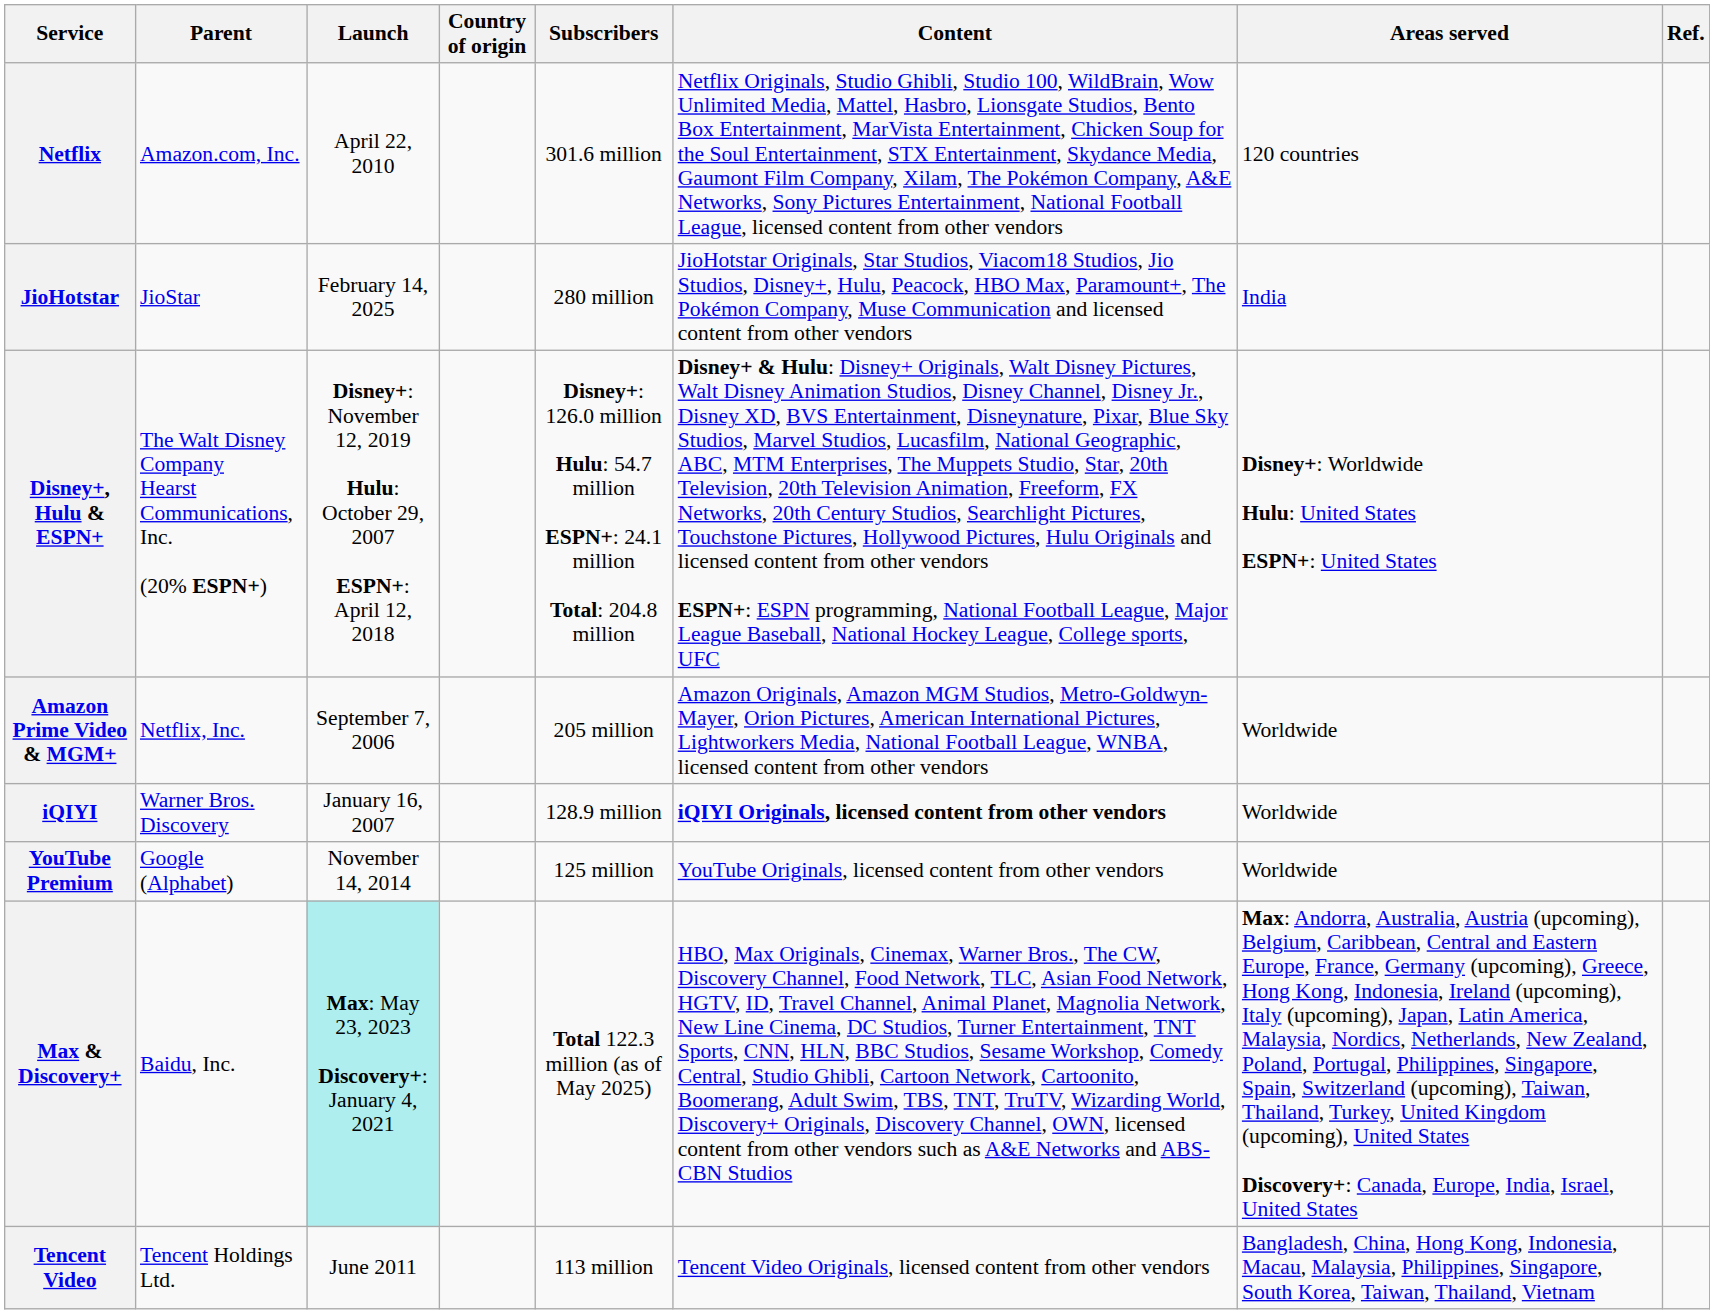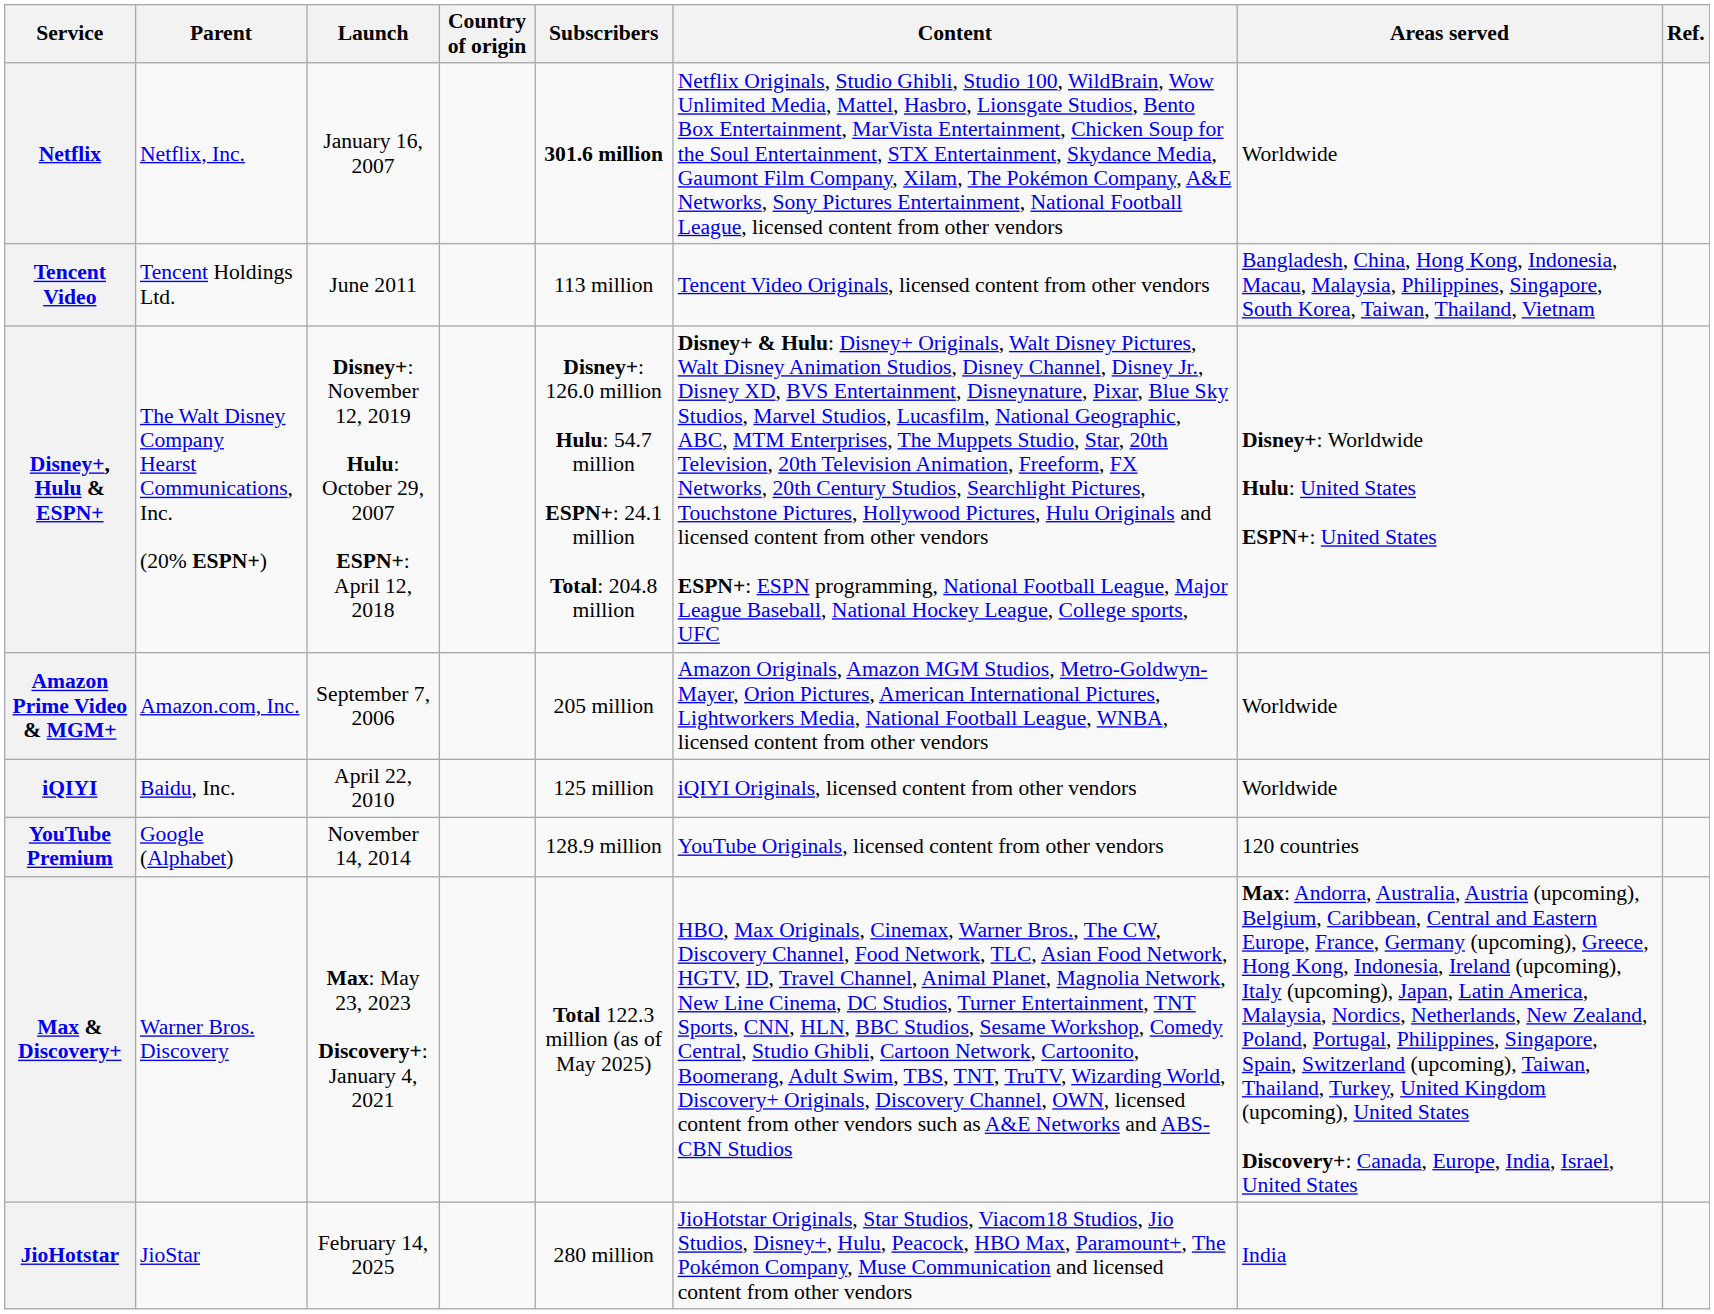(220, 153) Amazon.com, Inc. -> (192, 153) Netflix, Inc.
(373, 153) April 22, 2010 -> (373, 153) January 16, 2007
(604, 153) normal -> (604, 153) bold
(1300, 153) 120 countries -> (1290, 153) Worldwide
rows swapped: (70, 296) <-> (70, 1267)
(192, 729) Netflix, Inc. -> (220, 705) Amazon.com, Inc.
(197, 812) Warner Bros. Discovery -> (188, 788) Baidu, Inc.
(373, 812) January 16, 2007 -> (373, 788) April 22, 2010
(604, 812) 128.9 million -> (604, 788) 125 million
(922, 812) bold -> (907, 788) normal
(604, 871) 125 million -> (604, 846) 128.9 million
(1290, 871) Worldwide -> (1300, 846) 120 countries
(188, 1063) Baidu, Inc. -> (197, 1039) Warner Bros. Discovery
(373, 1063) paleturquoise background -> (373, 1039) no background
